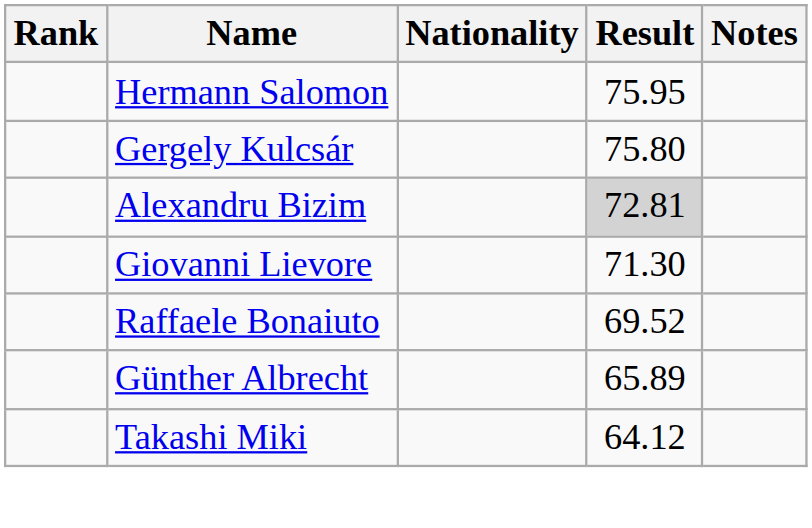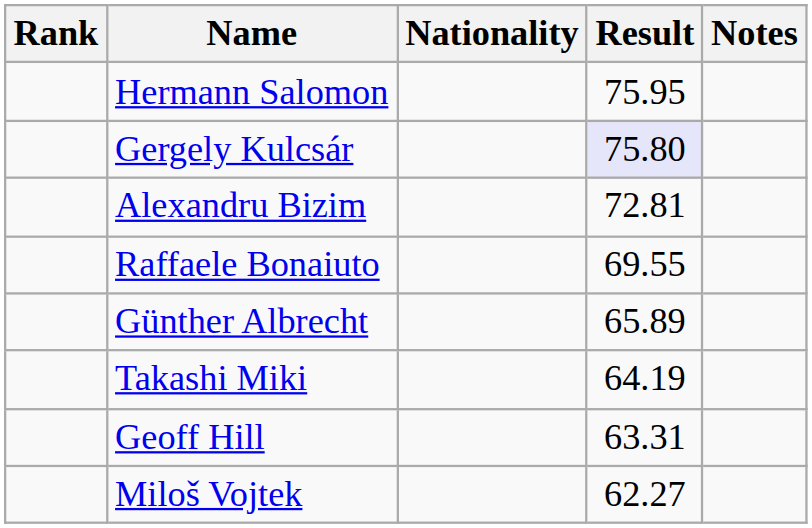(645, 148) no background -> (645, 148) lavender background
(645, 206) lightgrey background -> (645, 206) no background
- row: (244, 263)
(645, 321) 69.52 -> (645, 263) 69.55
(645, 436) 64.12 -> (645, 378) 64.19
+ row: (190, 436)
+ row: (209, 494)
